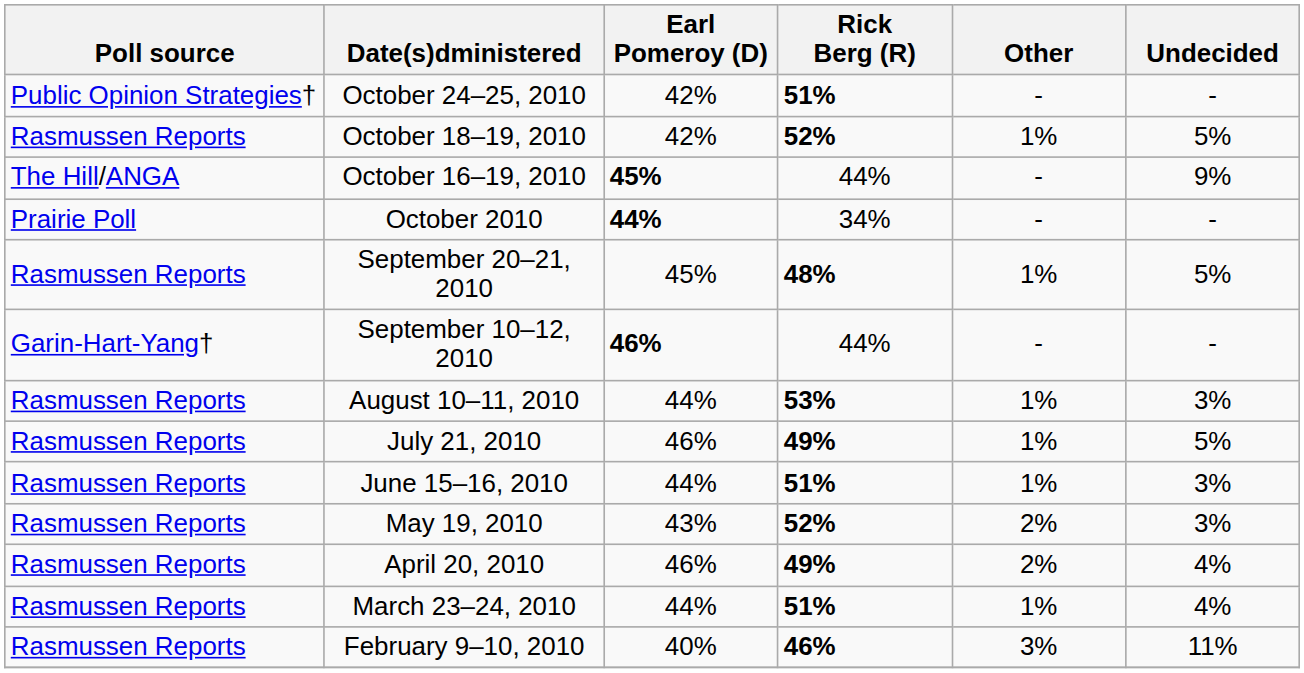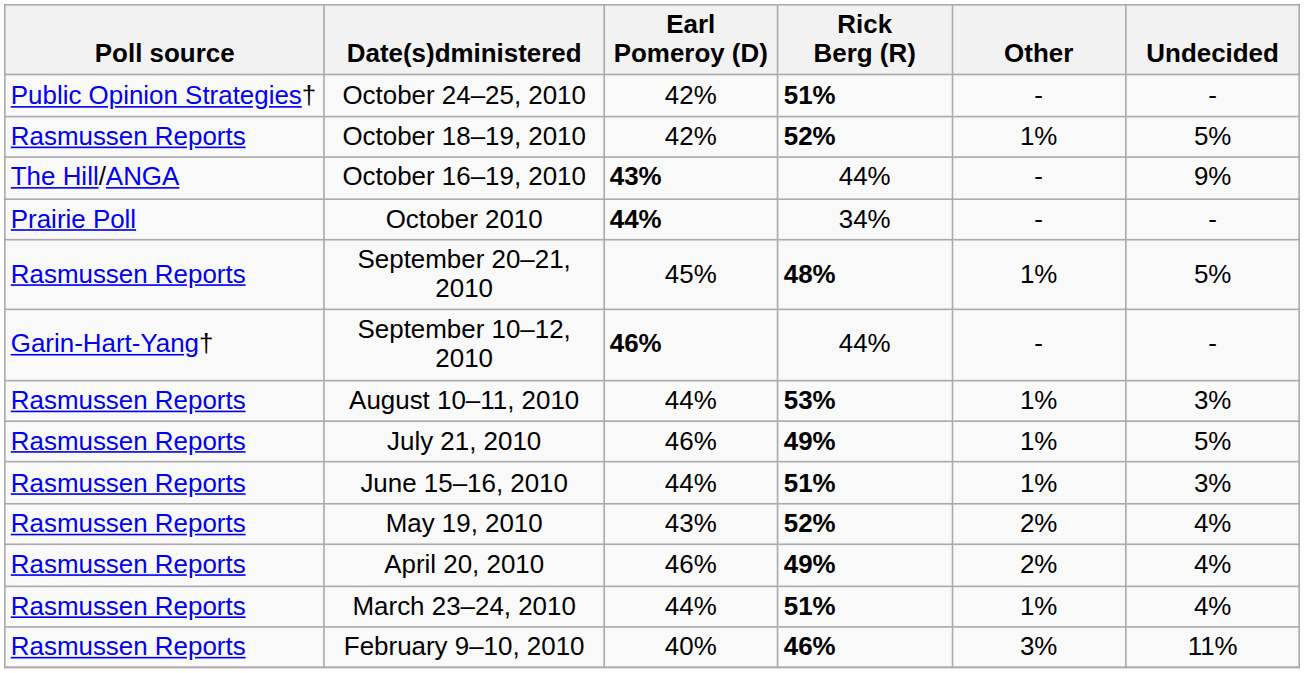(636, 177) 45% -> (636, 177) 43%
(1213, 523) 3% -> (1213, 523) 4%
